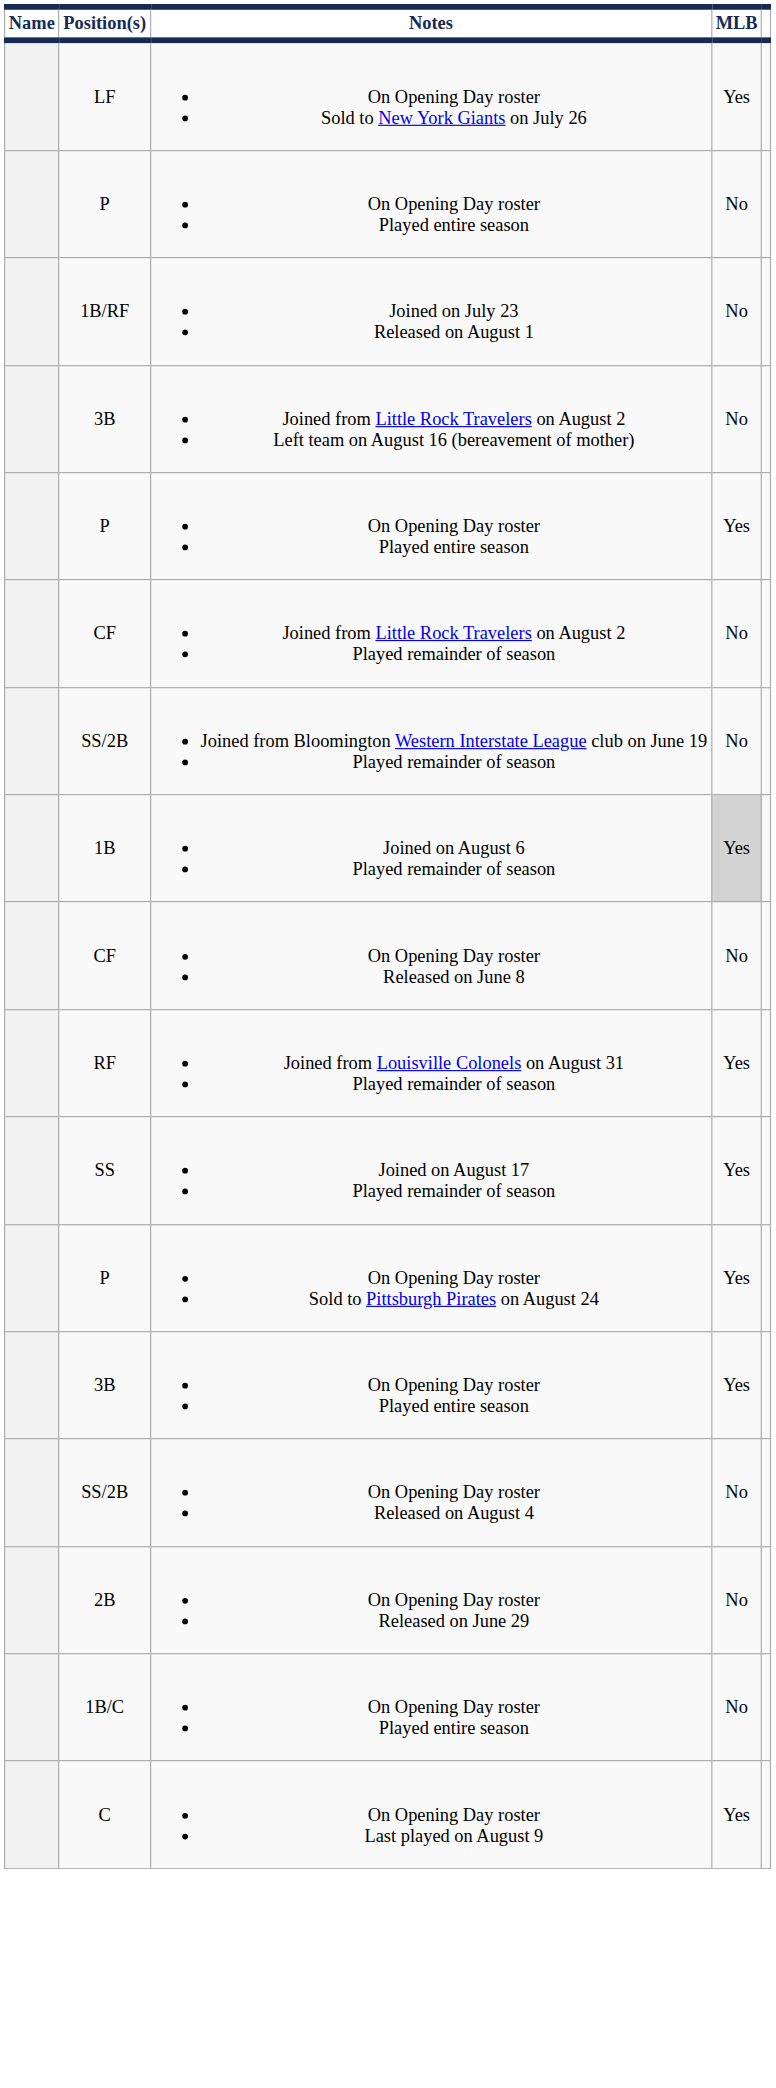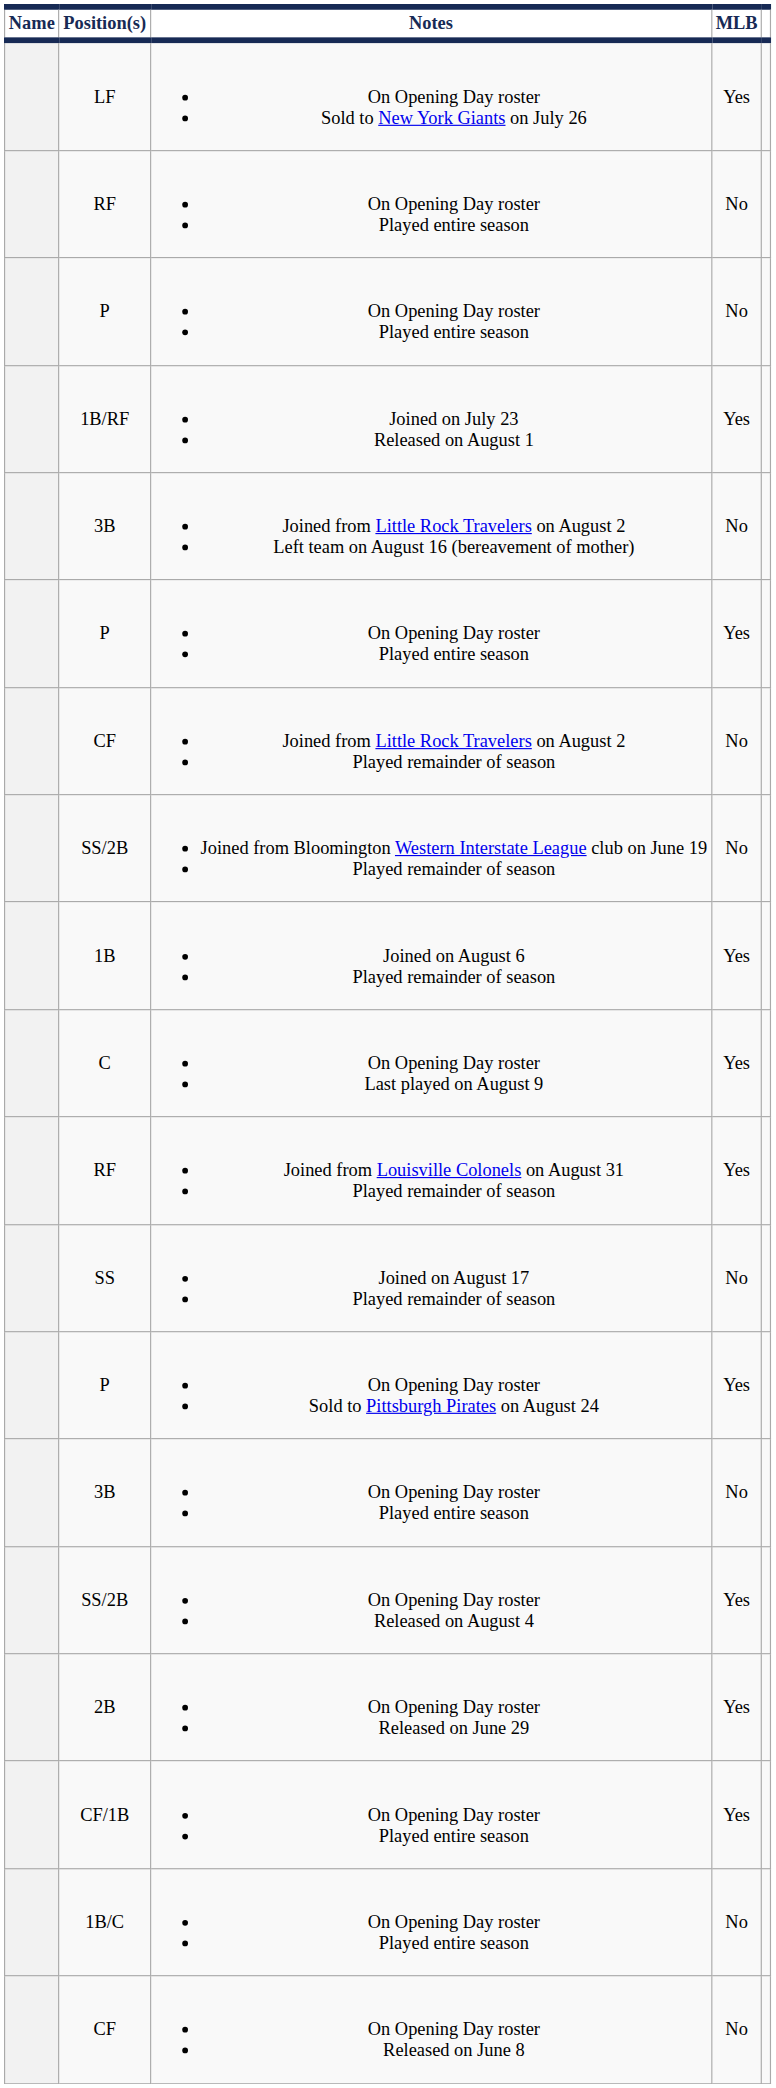+ row: (105, 203)
(737, 311) No -> (737, 418) Yes
(737, 848) lightgrey background -> (737, 955) no background
rows swapped: (105, 955) <-> (105, 1814)
(737, 1170) Yes -> (737, 1277) No
(737, 1385) Yes -> (737, 1492) No
(737, 1492) No -> (737, 1599) Yes
(737, 1599) No -> (737, 1707) Yes
+ row: (105, 1814)
